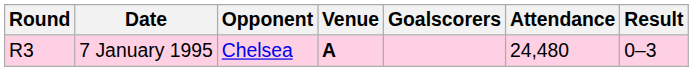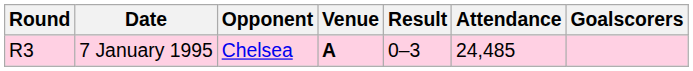columns swapped: (654, 19) <-> (444, 19)
(540, 50) 24,480 -> (486, 50) 24,485
